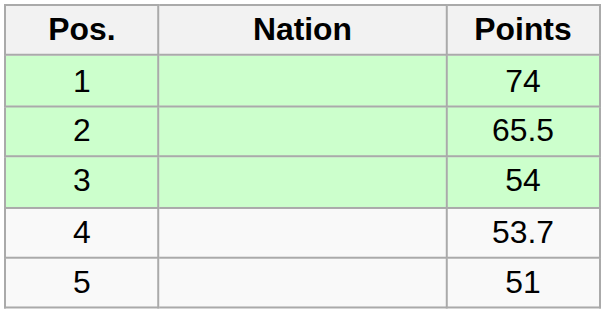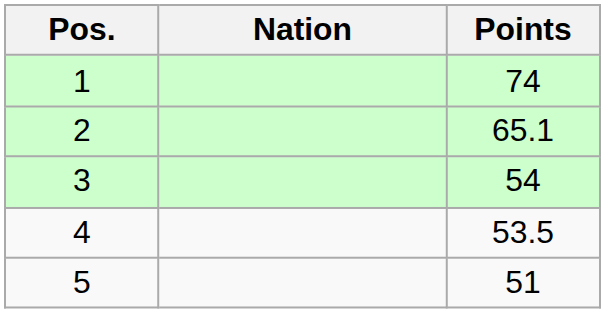(523, 130) 65.5 -> (523, 130) 65.1
(523, 231) 53.7 -> (523, 231) 53.5
